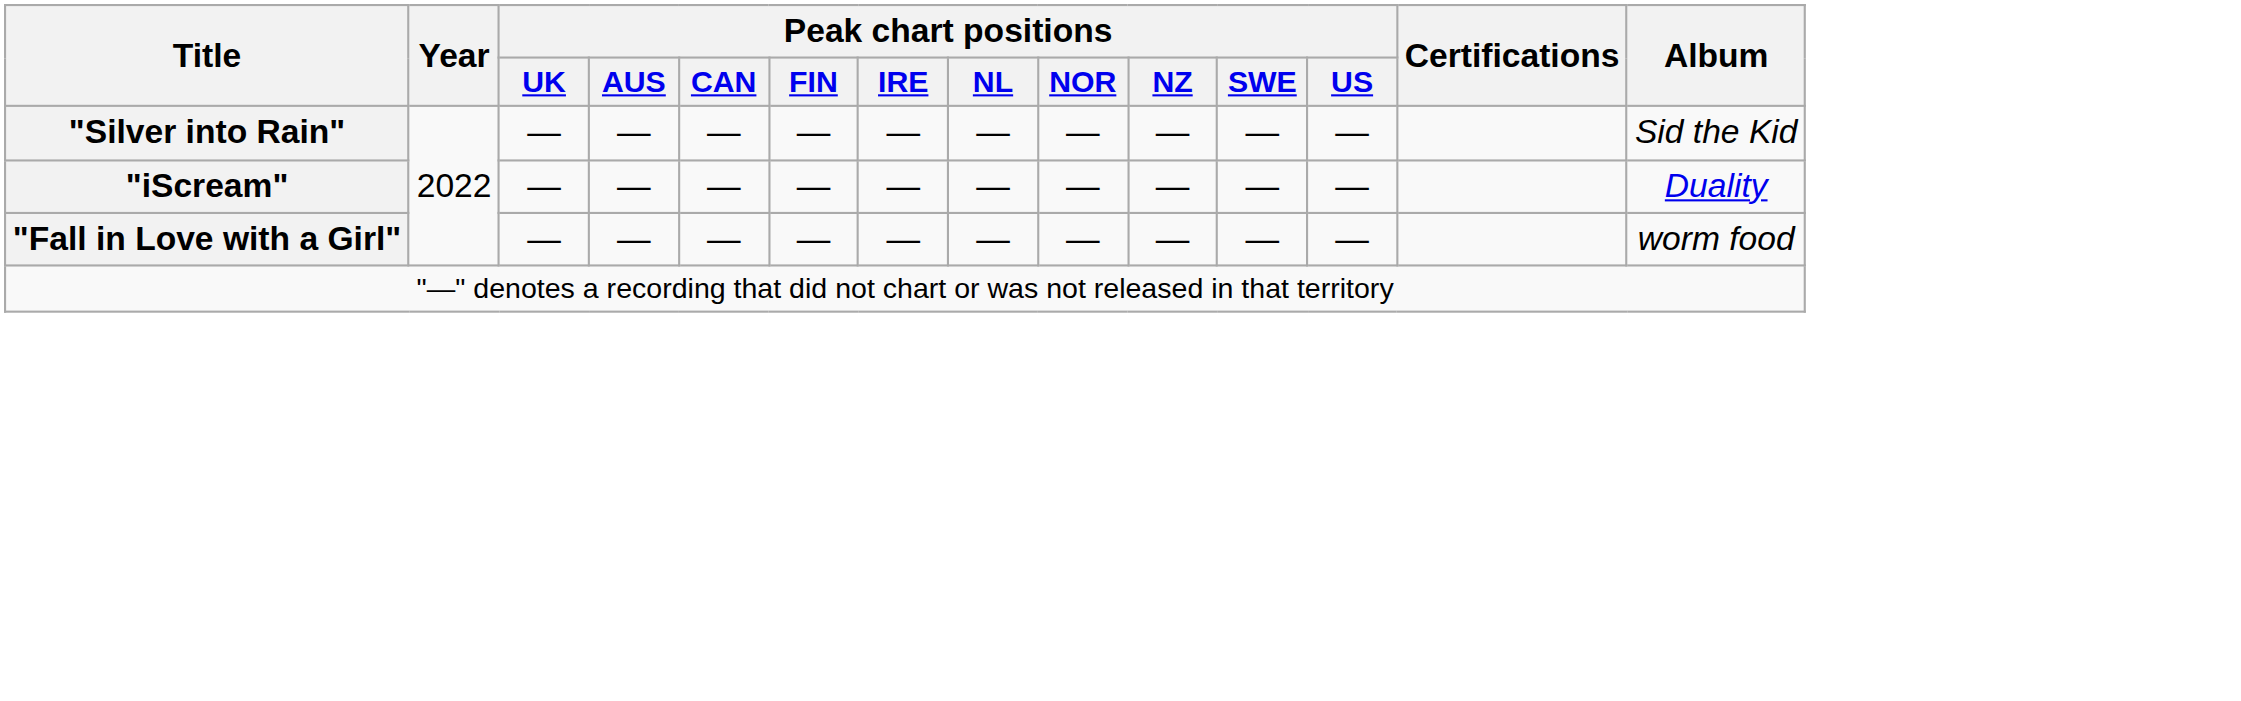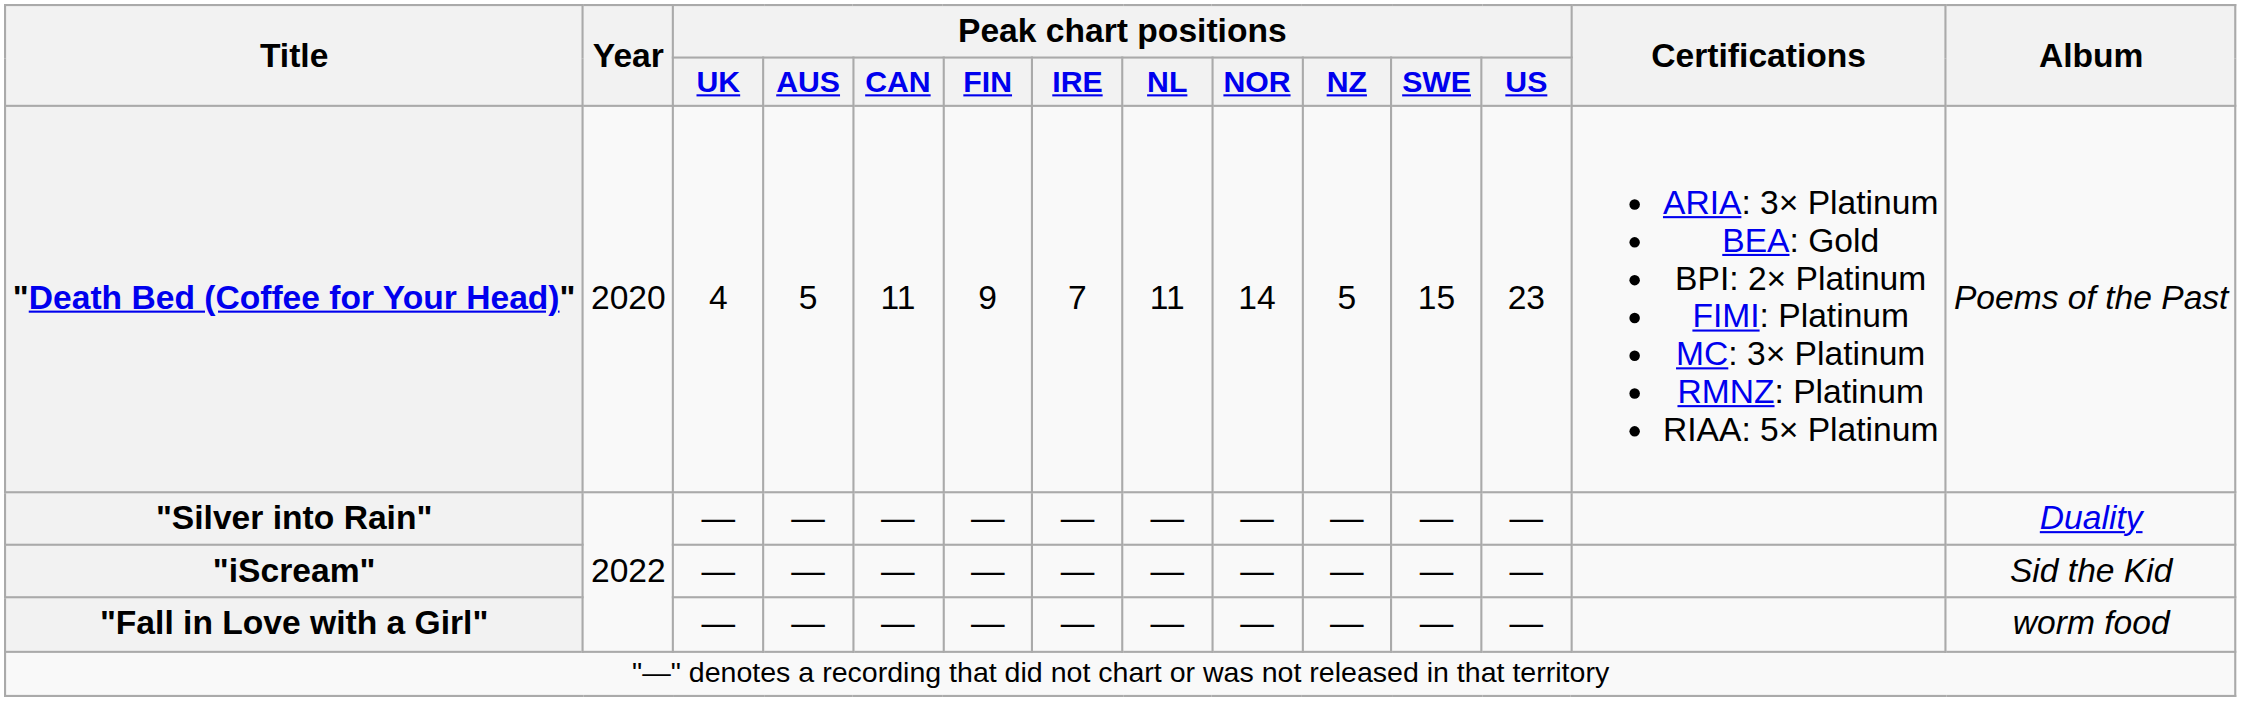+ row: (294, 298)
(1716, 132) Sid the Kid -> (2091, 517) Duality
(1716, 185) Duality -> (2091, 570) Sid the Kid
